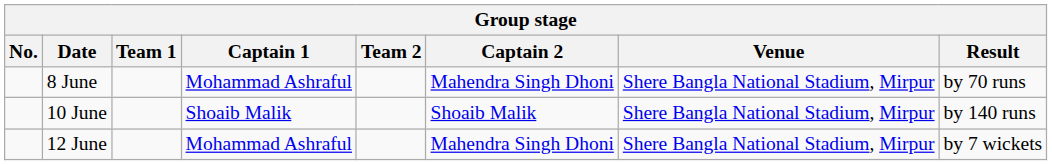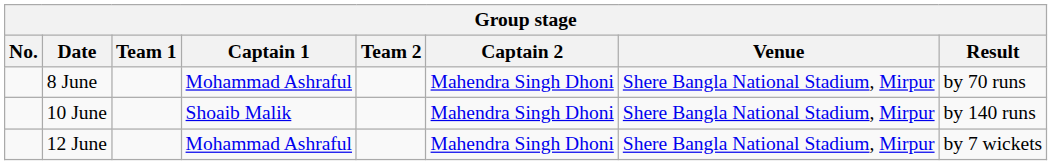(483, 112) Shoaib Malik -> (522, 112) Mahendra Singh Dhoni
